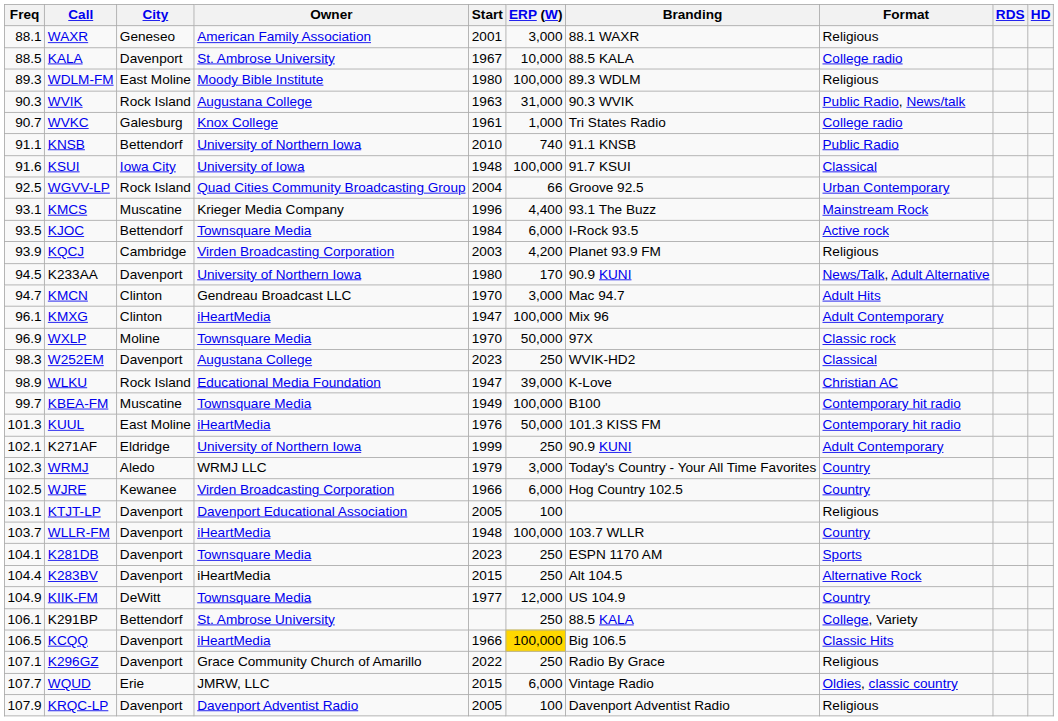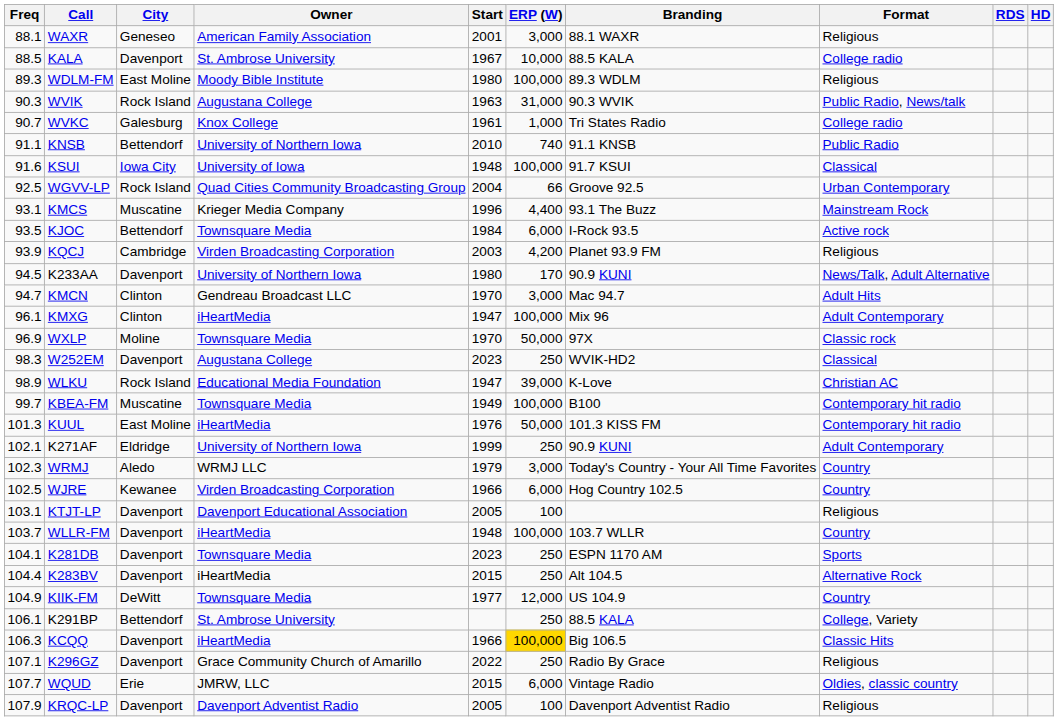(25, 640) 106.5 -> (25, 640) 106.3
